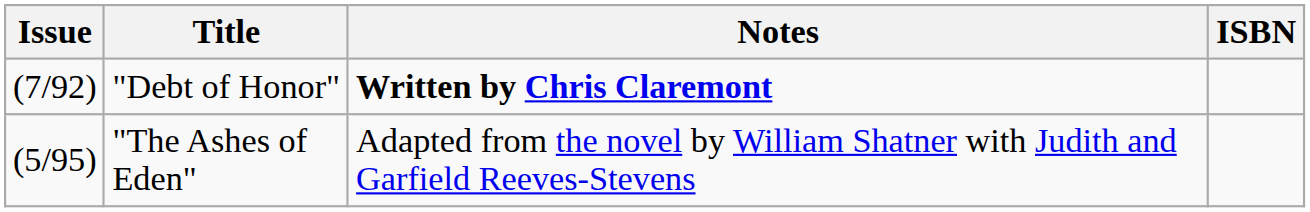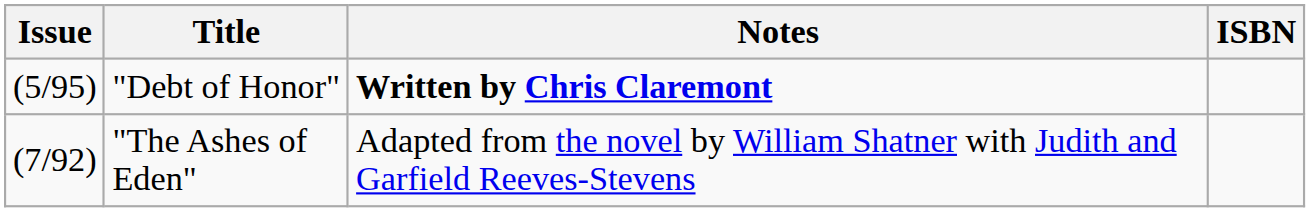(55, 85) (7/92) -> (55, 85) (5/95)
(55, 159) (5/95) -> (55, 159) (7/92)
